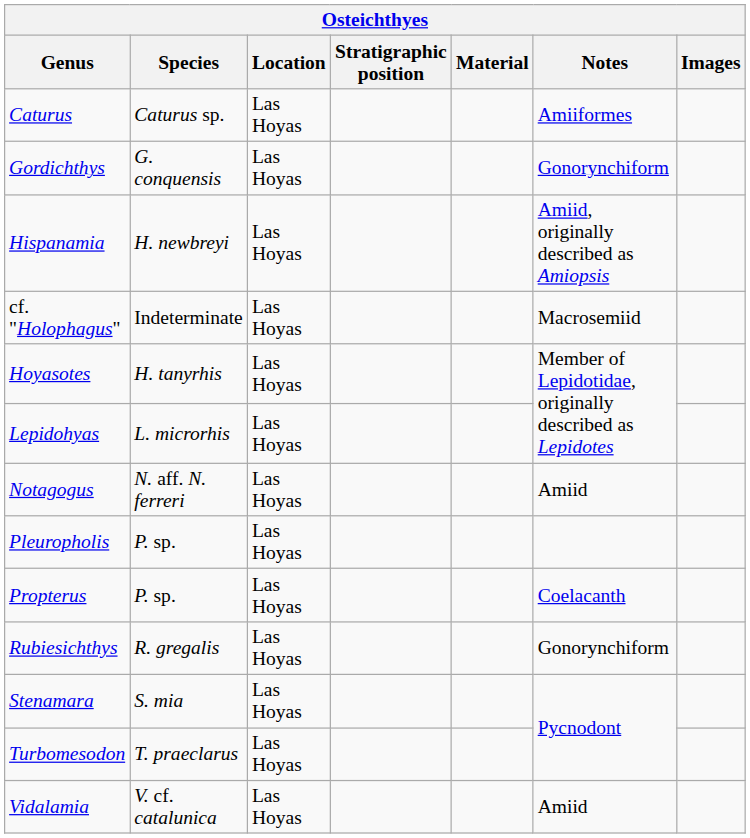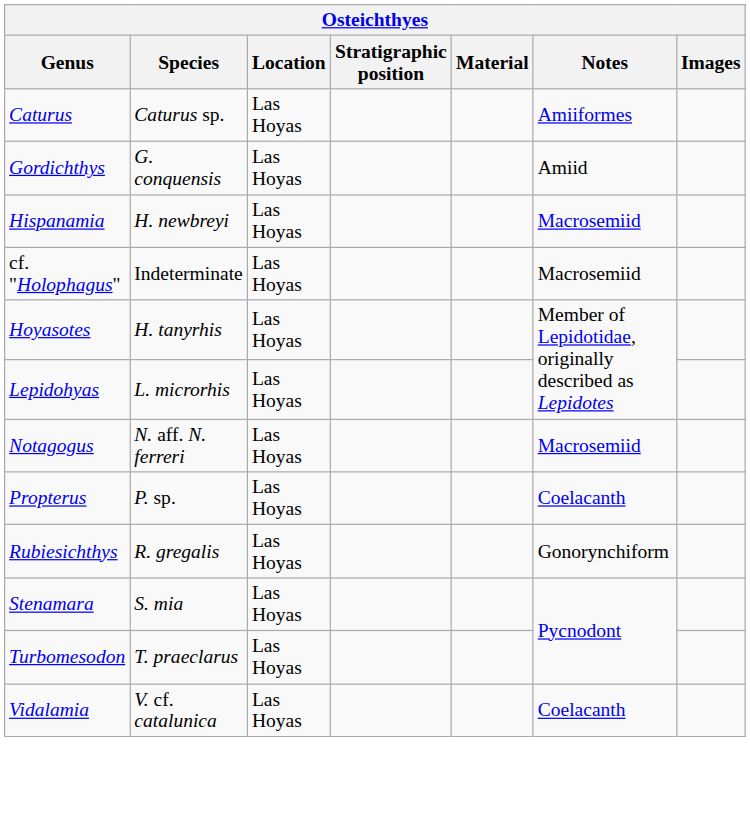(603, 167) Gonorynchiform -> (563, 167) Amiid
(586, 242) Amiid, originally described as Amiopsis -> (589, 220) Macrosemiid
(563, 489) Amiid -> (589, 445) Macrosemiid
- row: (59, 542)
(563, 806) Amiid -> (582, 709) Coelacanth
